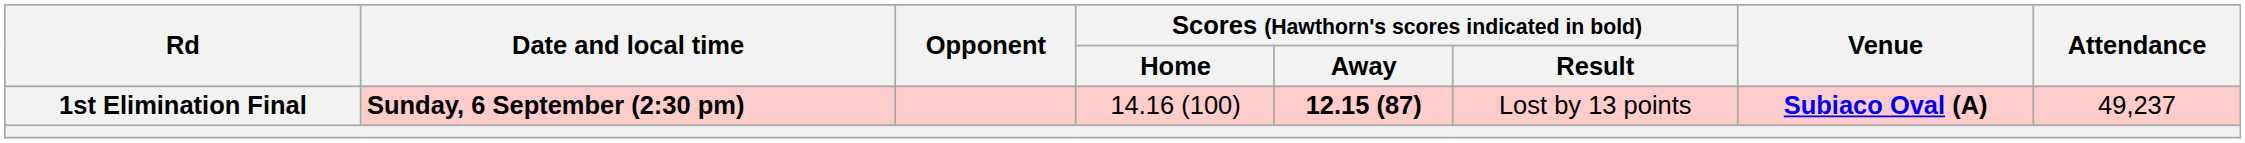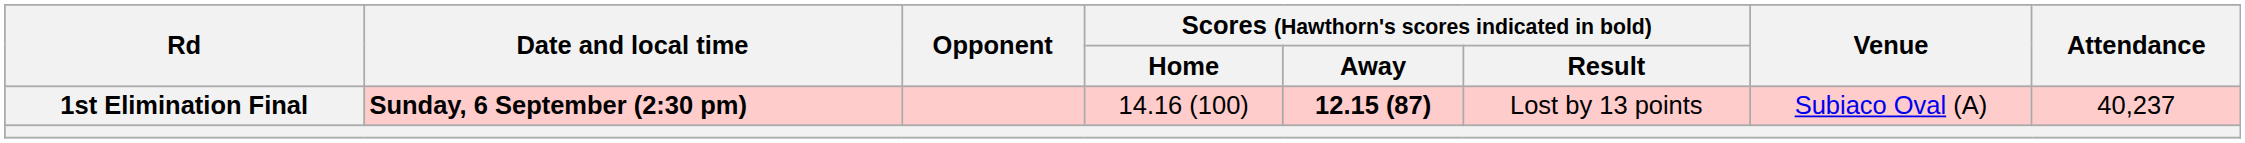(1886, 106) bold -> (1891, 106) normal
(2137, 106) 49,237 -> (2136, 106) 40,237
